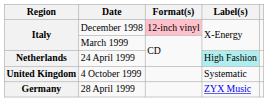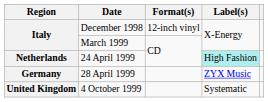(173, 27) pink background -> (173, 27) no background
rows swapped: (108, 89) <-> (111, 74)
